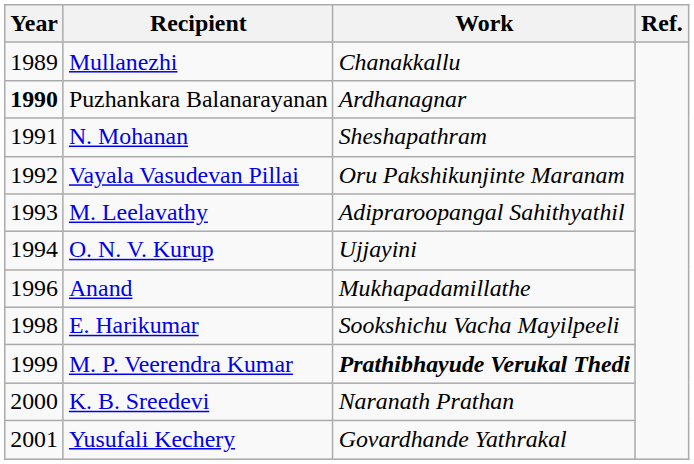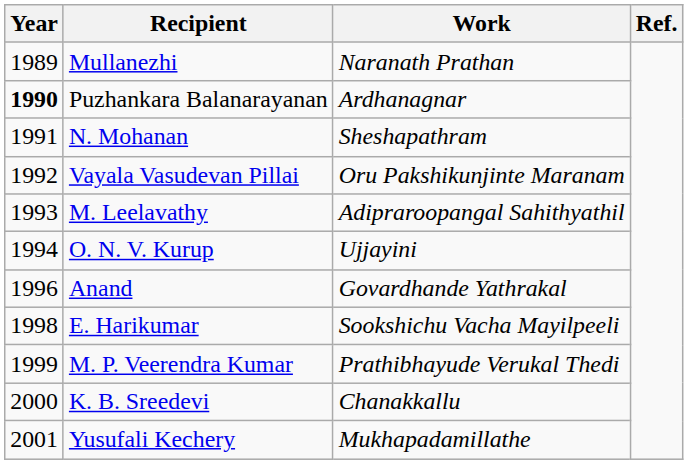(400, 61) Chanakkallu -> (426, 61) Naranath Prathan
(435, 288) Mukhapadamillathe -> (453, 288) Govardhande Yathrakal
(484, 363) bold -> (479, 363) normal
(426, 401) Naranath Prathan -> (400, 401) Chanakkallu
(453, 439) Govardhande Yathrakal -> (435, 439) Mukhapadamillathe
